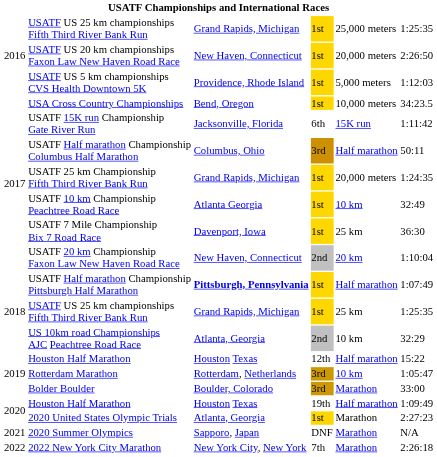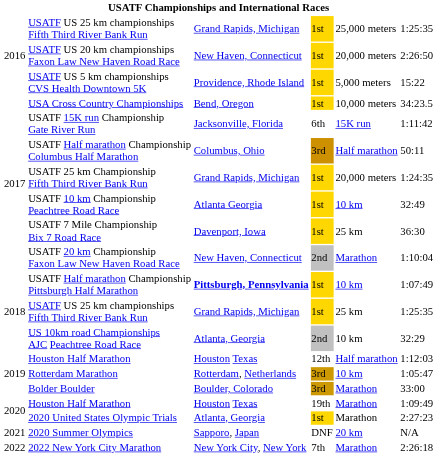(417, 82) 1:12:03 -> (413, 82) 15:22
(349, 258) 20 km -> (356, 258) Marathon
(367, 284) Half marathon -> (349, 284) 10 km
(413, 359) 15:22 -> (417, 359) 1:12:03
(367, 403) Half marathon -> (356, 403) Marathon
(356, 432) Marathon -> (349, 432) 20 km
